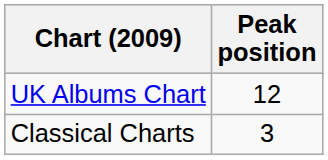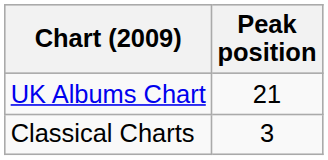(267, 93) 12 -> (267, 93) 21
